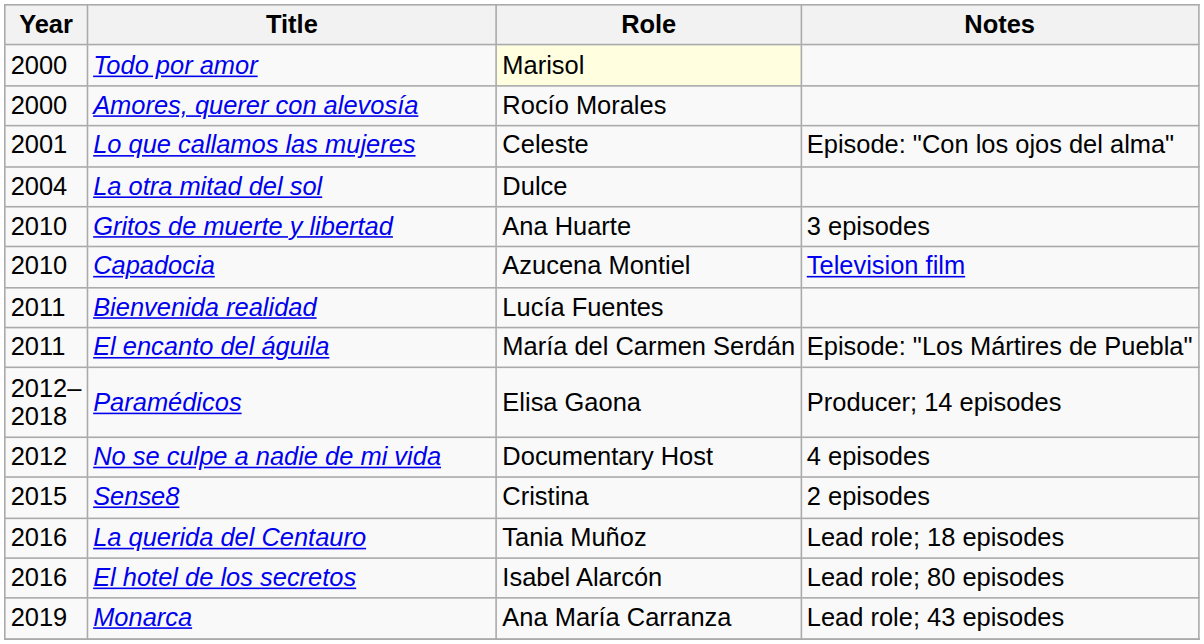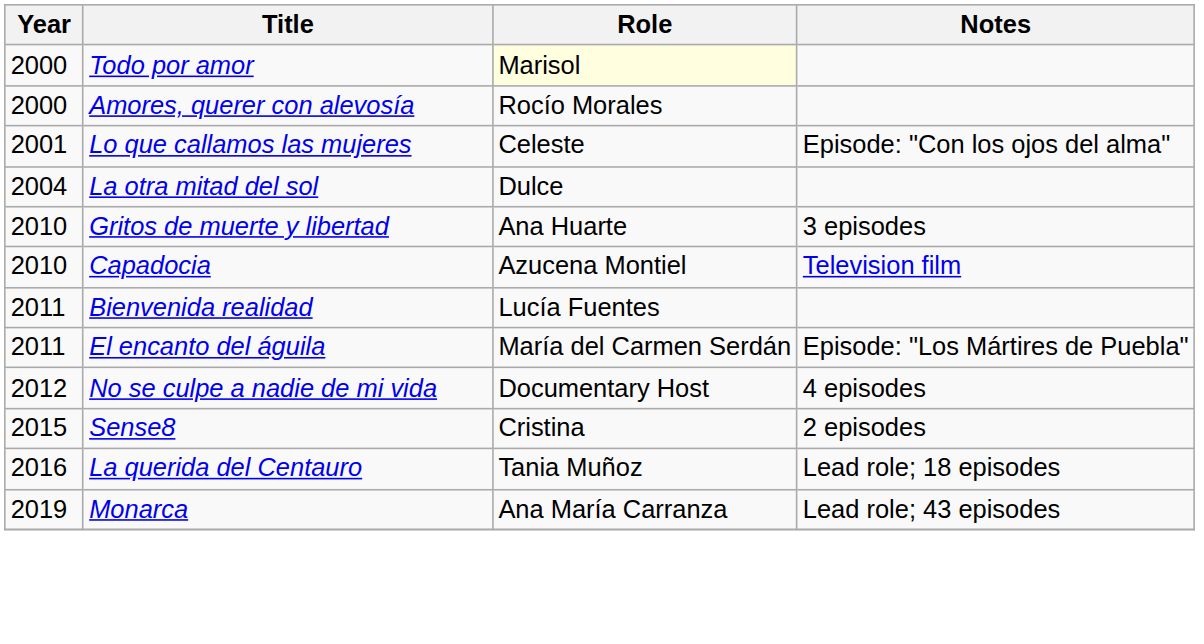- row: (167, 402)
- row: (225, 577)
